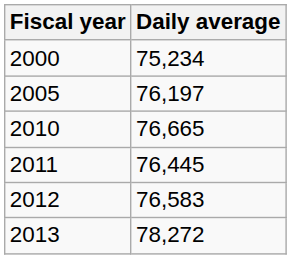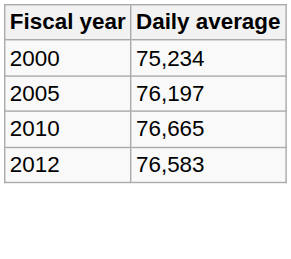- row: (34, 164)
- row: (35, 235)
